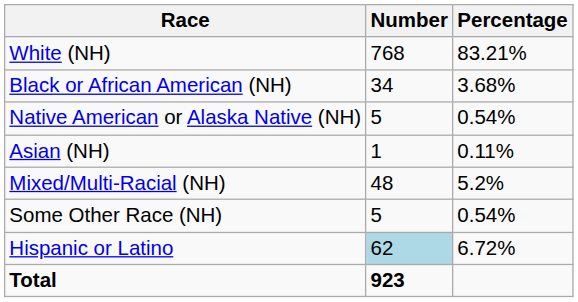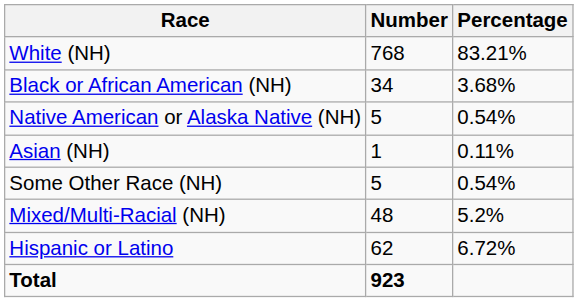rows swapped: (116, 215) <-> (117, 183)
(382, 248) lightblue background -> (382, 248) no background
